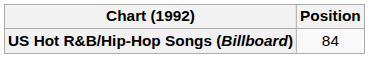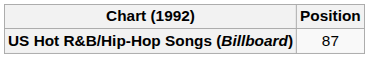(330, 41) 84 -> (330, 41) 87
